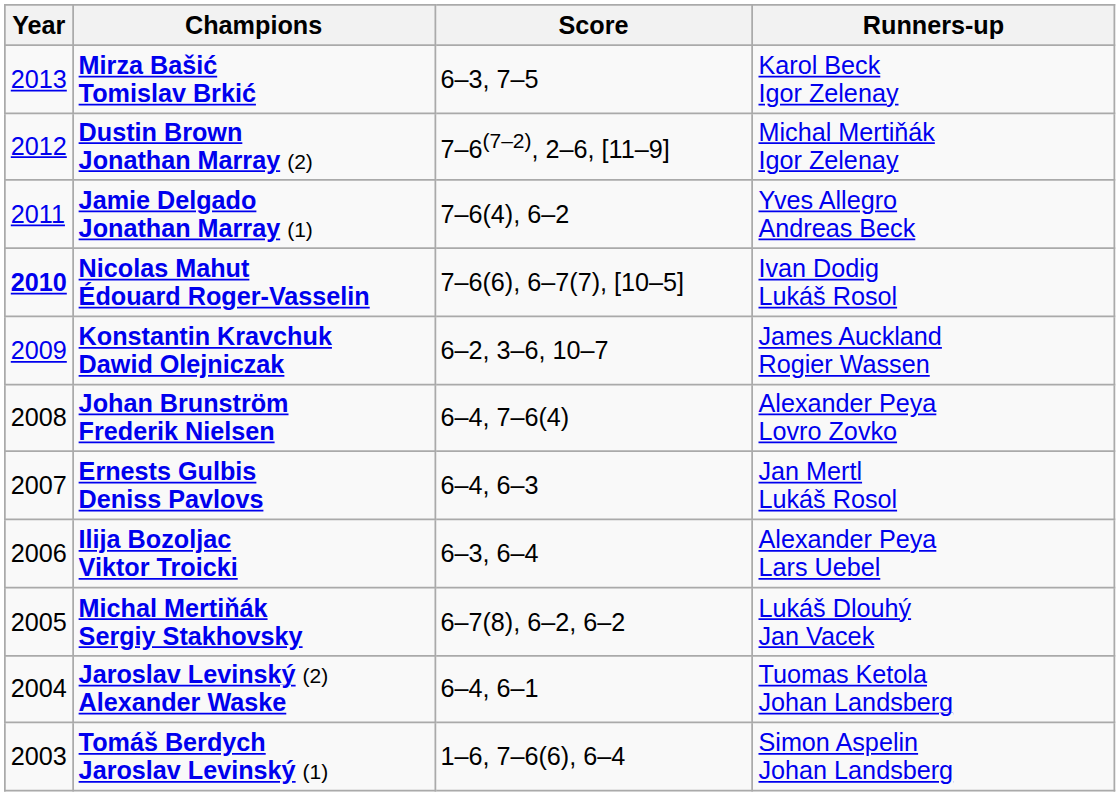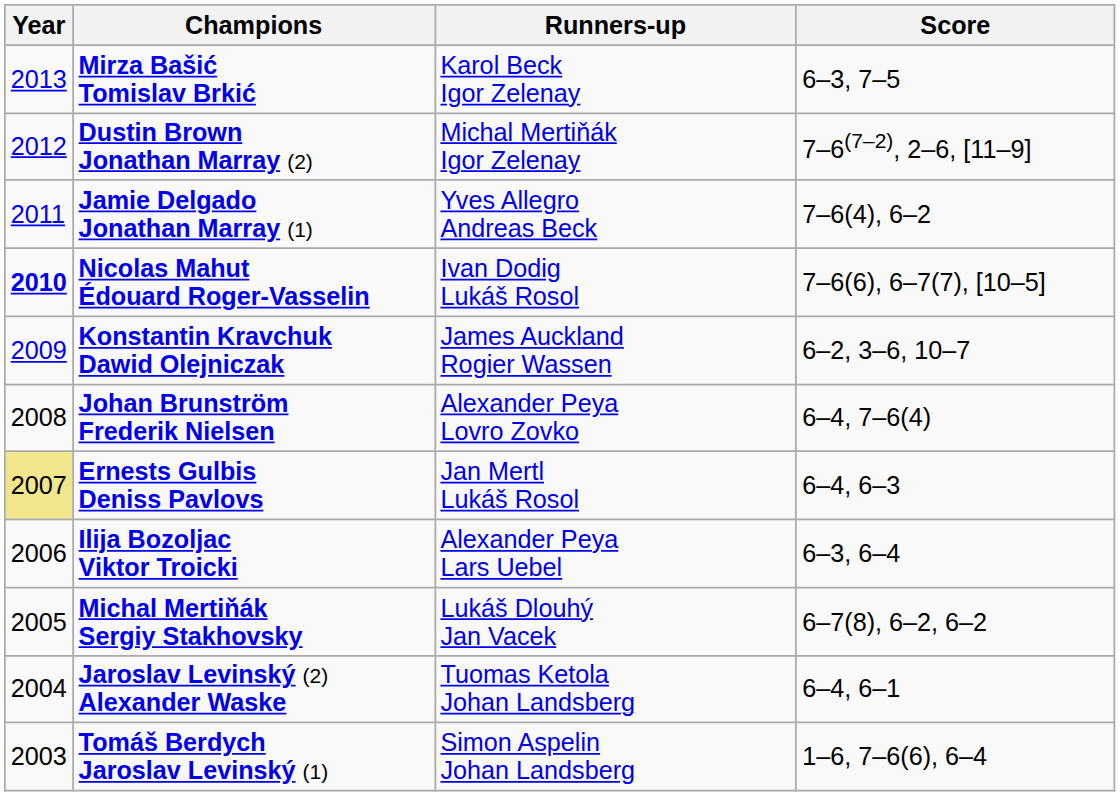columns swapped: (933, 25) <-> (594, 25)
(39, 486) no background -> (39, 486) khaki background
